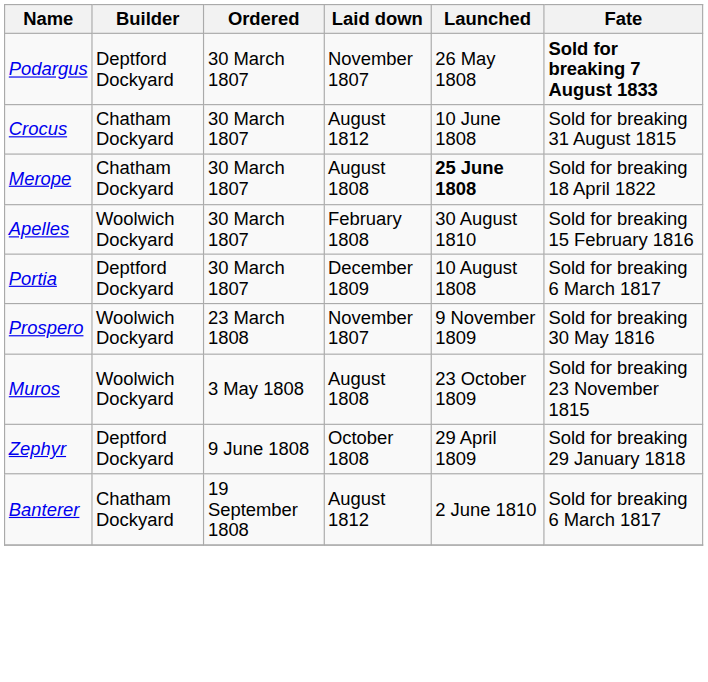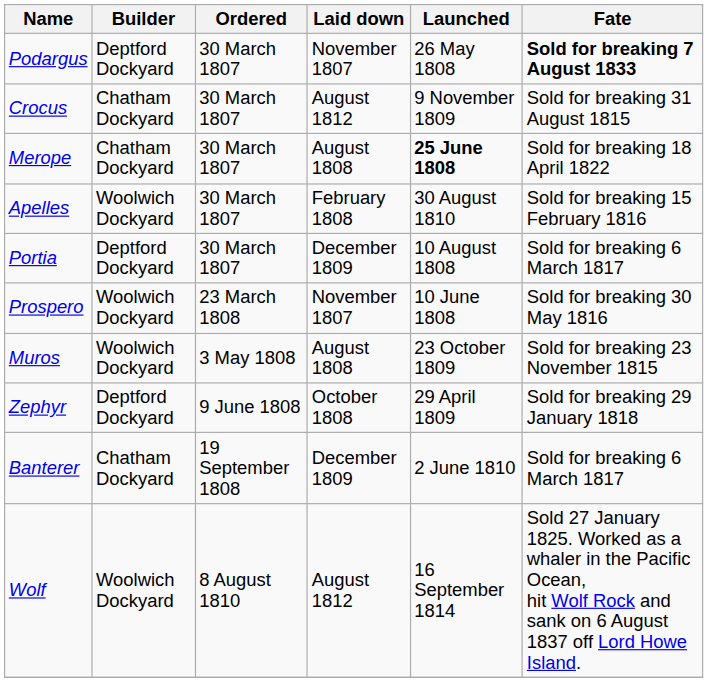(468, 129) 10 June 1808 -> (464, 108) 9 November 1809
(485, 328) 9 November 1809 -> (447, 308) 10 June 1808
(357, 509) August 1812 -> (354, 468) December 1809
+ row: (27, 590)
